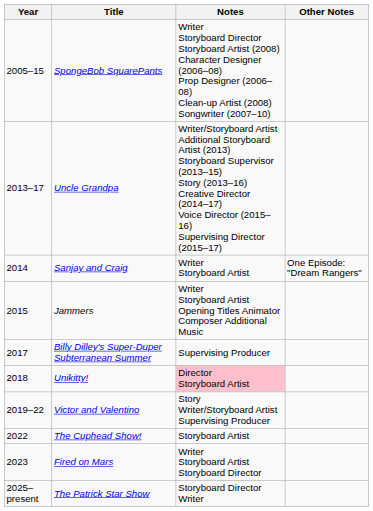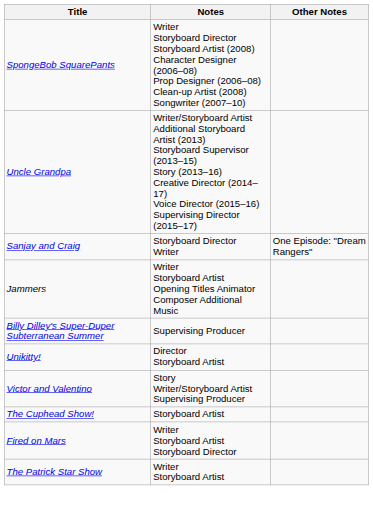- column: (28, 12)
(214, 268) Writer Storyboard Artist -> (195, 246) Storyboard Director Writer
(214, 378) pink background -> (189, 357) no background
(220, 493) Storyboard Director Writer -> (189, 472) Writer Storyboard Artist
